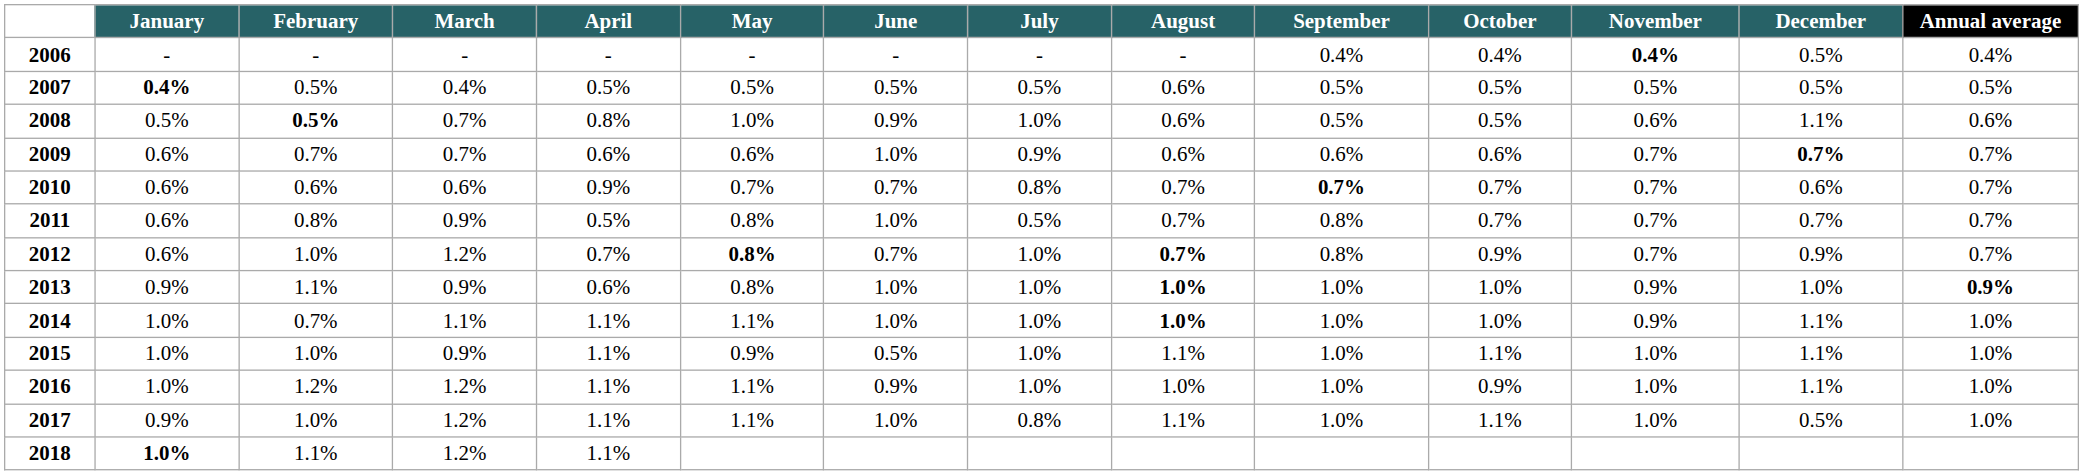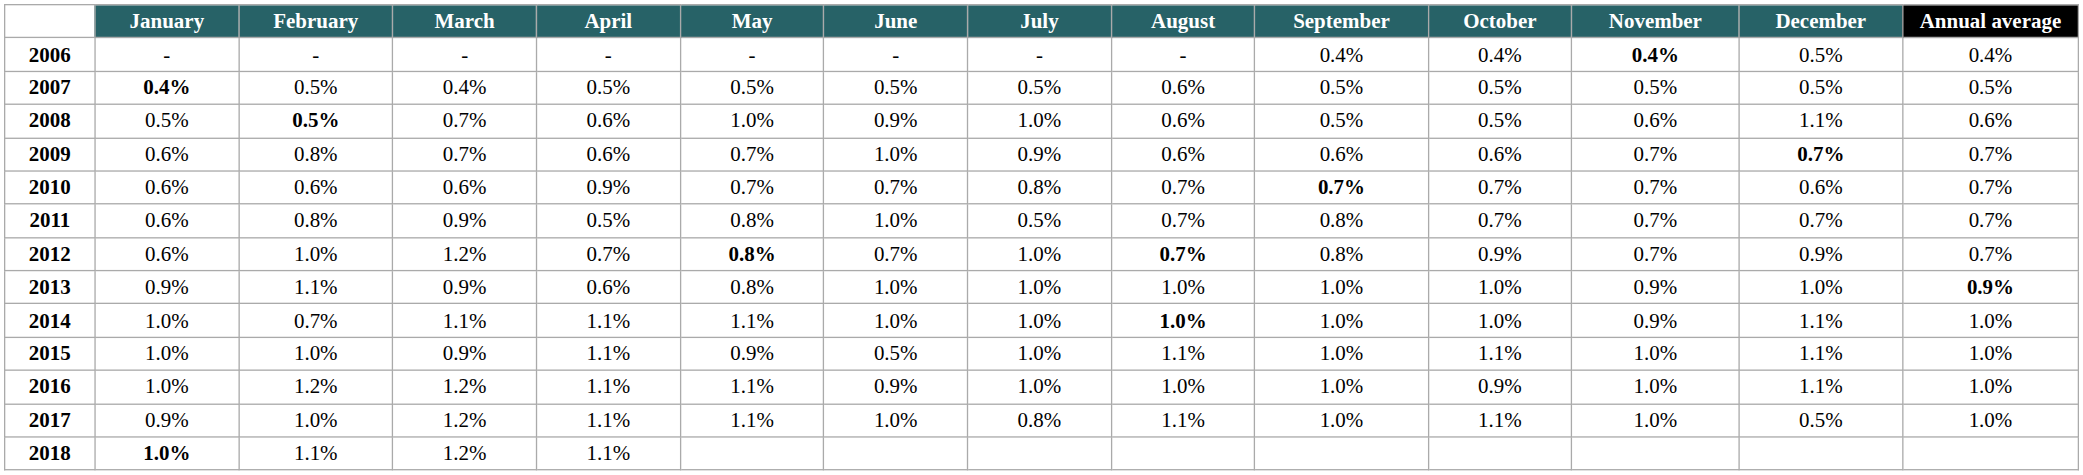(608, 120) 0.8% -> (608, 120) 0.6%
(316, 154) 0.7% -> (316, 154) 0.8%
(752, 154) 0.6% -> (752, 154) 0.7%
(1183, 287) bold -> (1183, 287) normal
